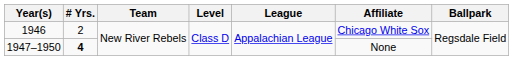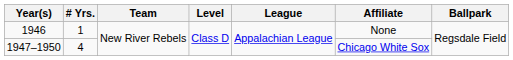(80, 30) 2 -> (80, 30) 1
(383, 30) Chicago White Sox -> (383, 30) None
(80, 47) bold -> (80, 47) normal
(383, 47) None -> (383, 47) Chicago White Sox
